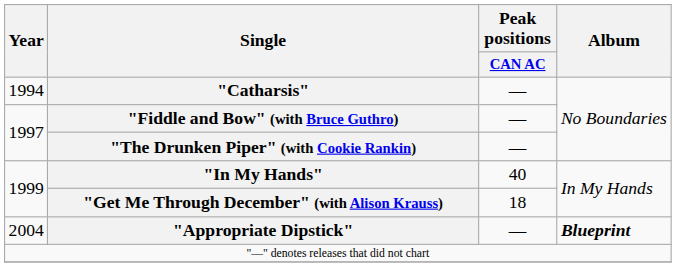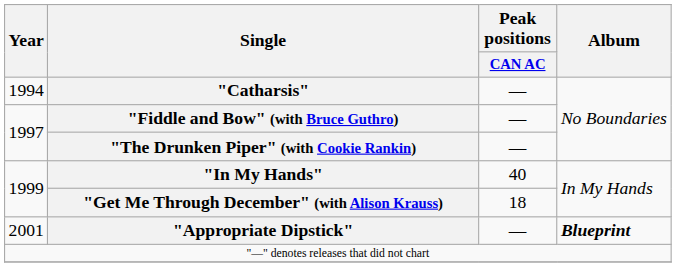(26, 230) 2004 -> (26, 230) 2001
